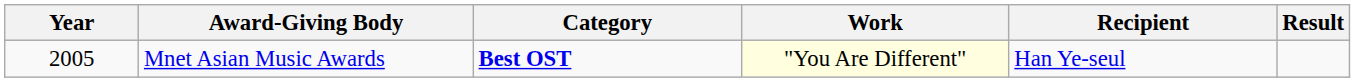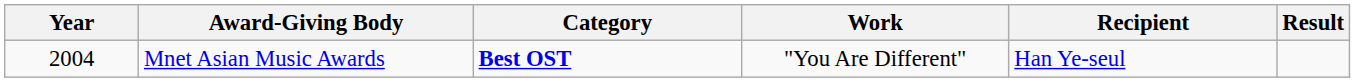(72, 58) 2005 -> (72, 58) 2004
(875, 58) lightyellow background -> (875, 58) no background
